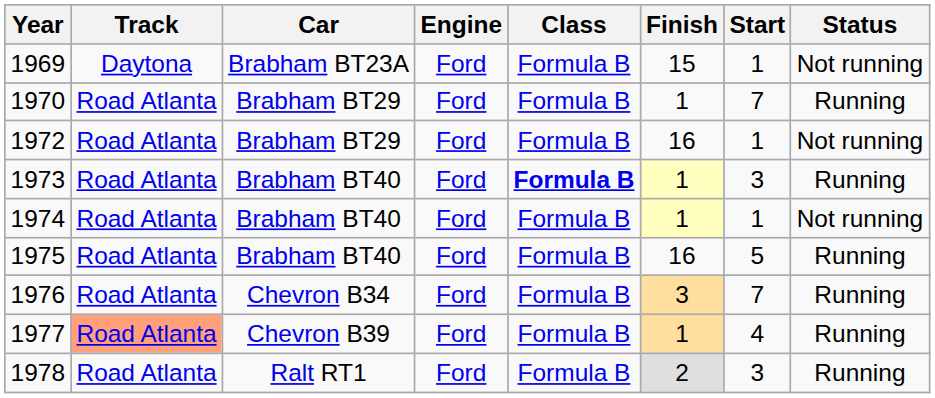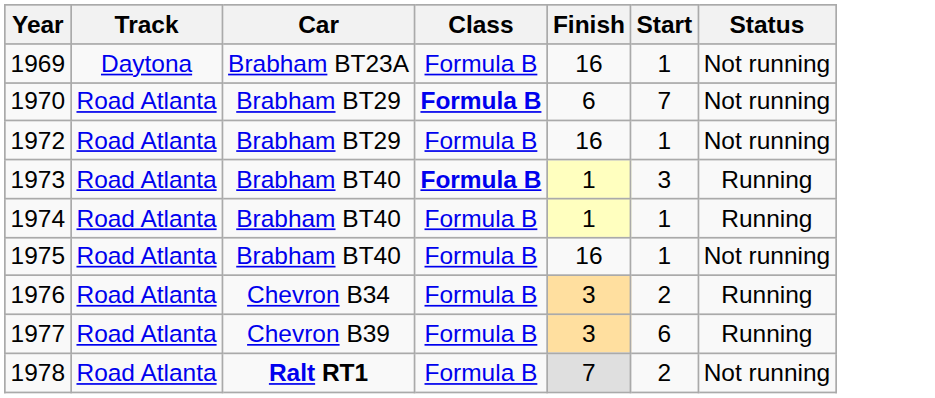- column: (461, 25)
(682, 63) 15 -> (589, 63) 16
(574, 102) normal -> (481, 102) bold
(682, 102) 1 -> (589, 102) 6
(860, 102) Running -> (767, 102) Not running
(860, 218) Not running -> (767, 218) Running
(757, 257) 5 -> (664, 257) 1
(860, 257) Running -> (767, 257) Not running
(757, 295) 7 -> (664, 295) 2
(147, 334) lightsalmon background -> (147, 334) no background
(682, 334) 1 -> (589, 334) 3
(757, 334) 4 -> (664, 334) 6
(319, 373) normal -> (319, 373) bold
(682, 373) 2 -> (589, 373) 7
(757, 373) 3 -> (664, 373) 2
(860, 373) Running -> (767, 373) Not running
